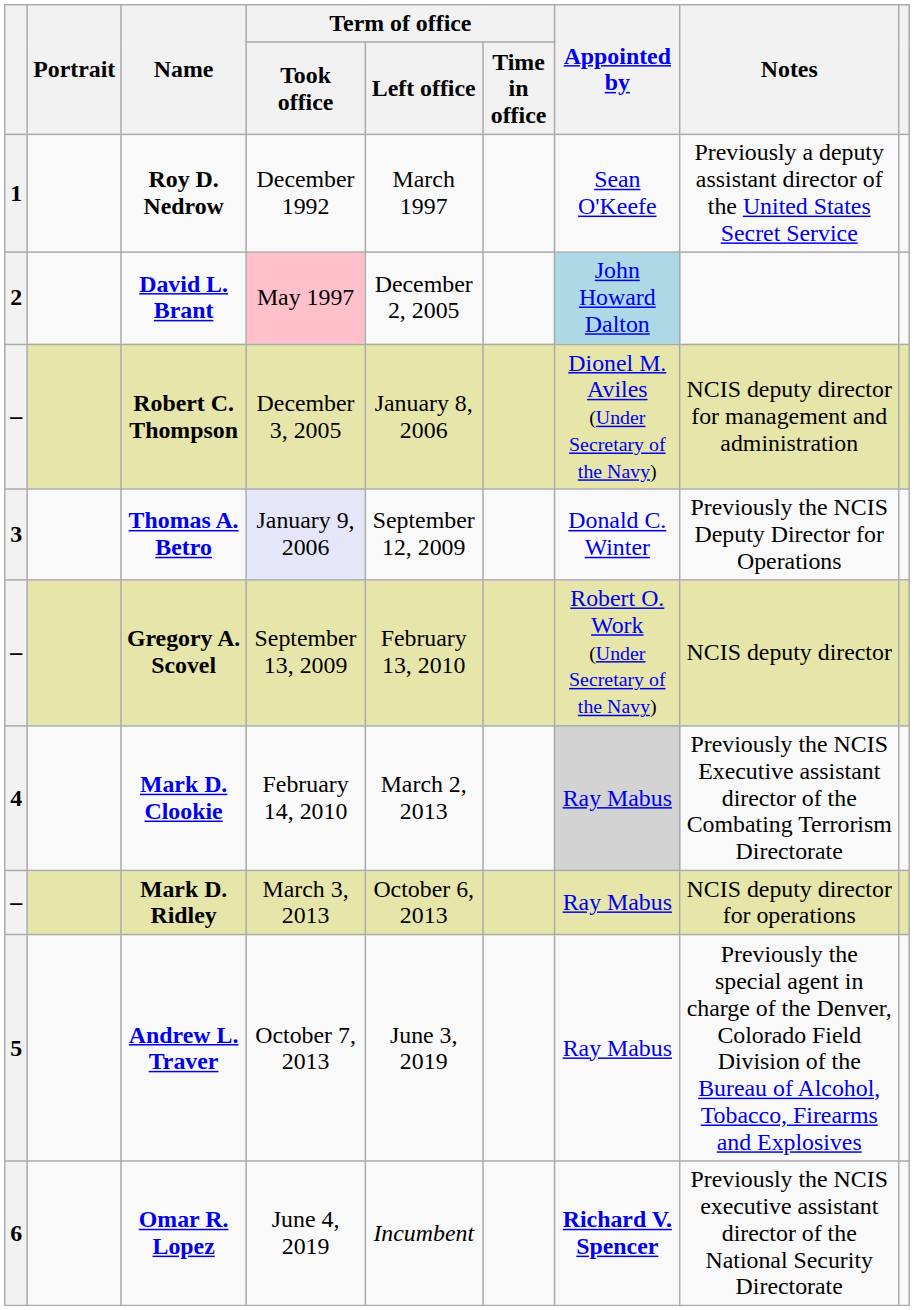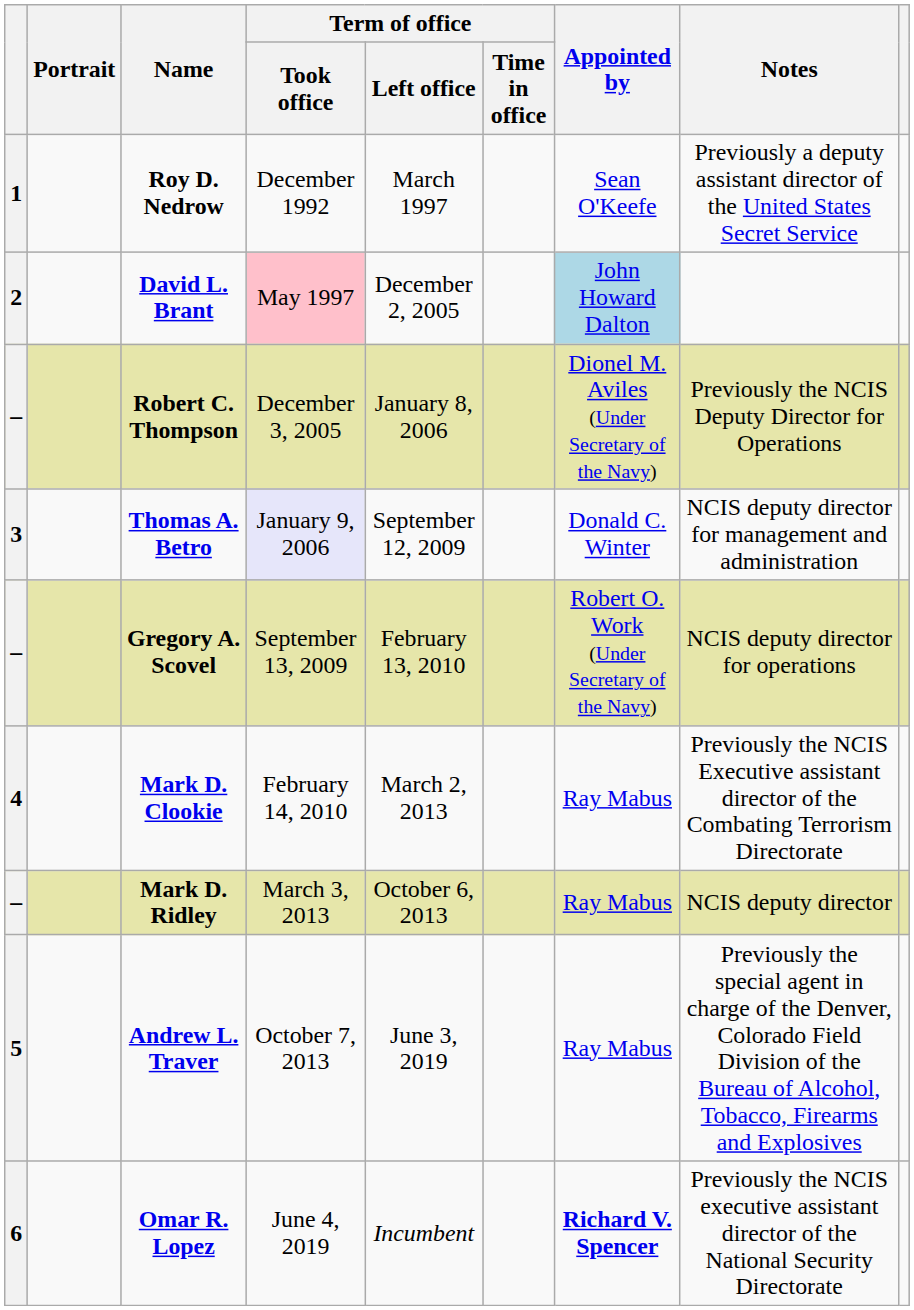(789, 416) NCIS deputy director for management and administration -> (789, 416) Previously the NCIS Deputy Director for Operations
(789, 534) Previously the NCIS Deputy Director for Operations -> (789, 534) NCIS deputy director for management and administration
(789, 652) NCIS deputy director -> (789, 652) NCIS deputy director for operations
(617, 797) lightgrey background -> (617, 797) no background
(789, 902) NCIS deputy director for operations -> (789, 902) NCIS deputy director
